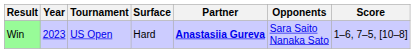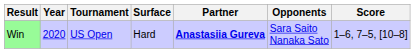(54, 34) 2023 -> (54, 34) 2020
